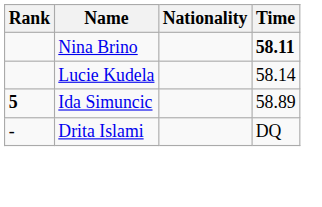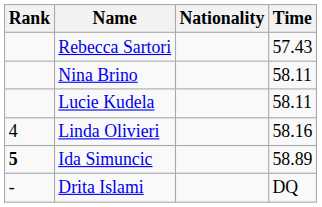+ row: (115, 46)
(275, 46) bold -> (292, 74) normal
(276, 74) 58.14 -> (292, 103) 58.11
+ row: (109, 131)
